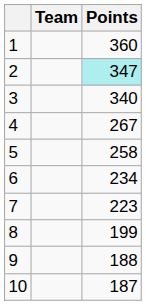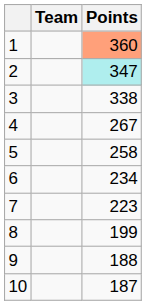(124, 44) no background -> (124, 44) lightsalmon background
(124, 98) 340 -> (124, 98) 338
